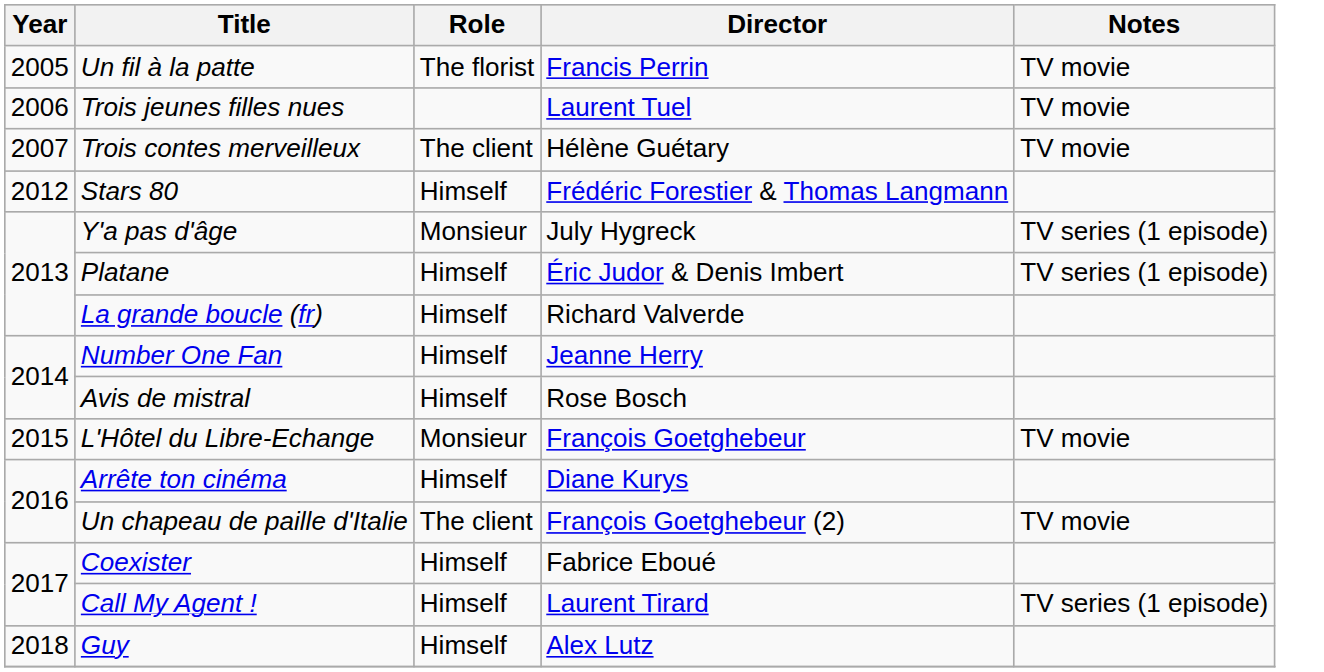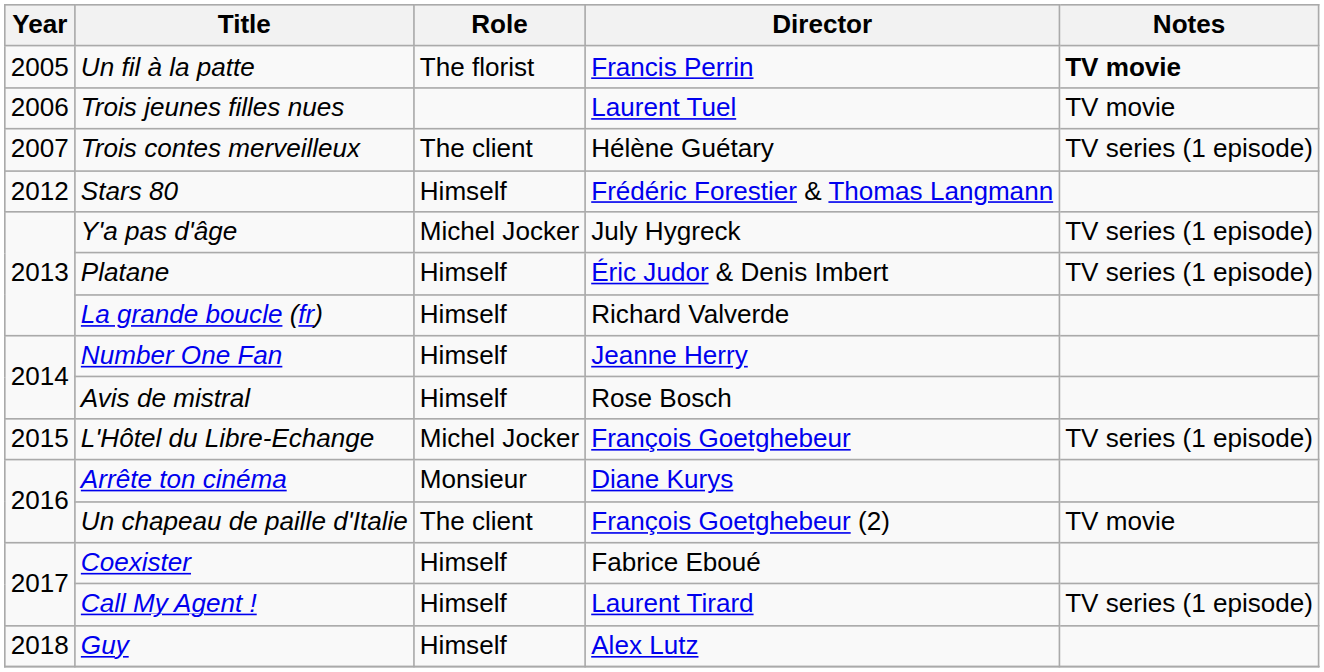(1075, 66) normal -> (1123, 66) bold
(1075, 149) TV movie -> (1189, 149) TV series (1 episode)
(473, 231) Monsieur -> (499, 231) Michel Jocker
(473, 438) Monsieur -> (499, 438) Michel Jocker
(1075, 438) TV movie -> (1189, 438) TV series (1 episode)
(463, 480) Himself -> (473, 480) Monsieur
